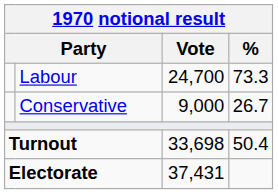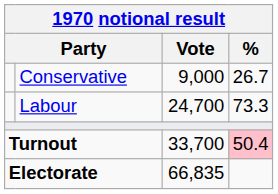rows swapped: (48, 77) <-> (73, 106)
(196, 144) 33,698 -> (196, 144) 33,700
(251, 144) no background -> (251, 144) pink background
(196, 173) 37,431 -> (196, 173) 66,835
